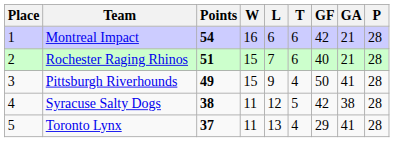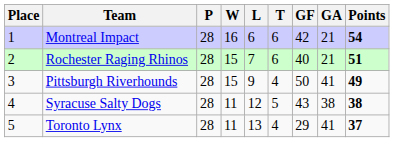columns swapped: (377, 15) <-> (219, 15)
(322, 103) 42 -> (302, 103) 43
